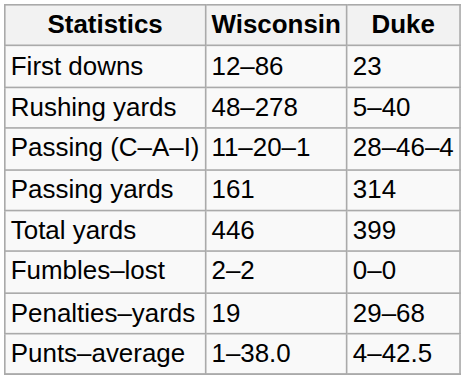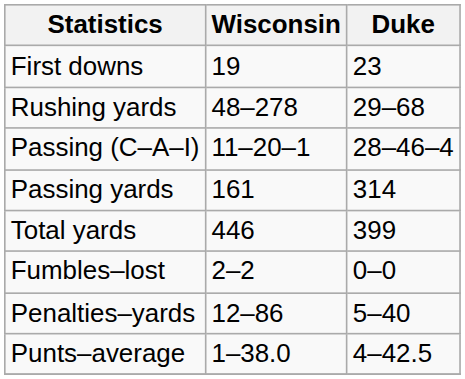(248, 66) 12–86 -> (226, 66) 19
(382, 107) 5–40 -> (389, 107) 29–68
(226, 312) 19 -> (248, 312) 12–86
(389, 312) 29–68 -> (382, 312) 5–40
